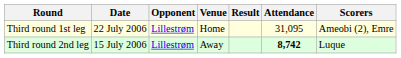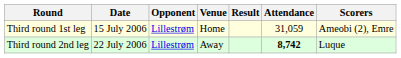(120, 28) 22 July 2006 -> (120, 28) 15 July 2006
(289, 28) 31,095 -> (289, 28) 31,059
(120, 45) 15 July 2006 -> (120, 45) 22 July 2006
